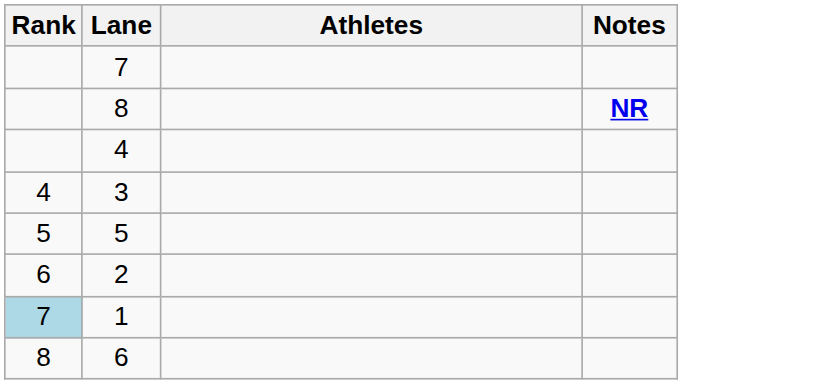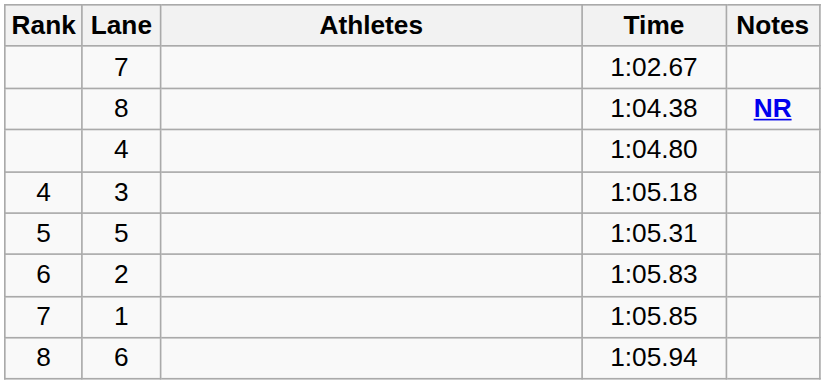+ column: (654, 25)
(44, 316) lightblue background -> (44, 316) no background
